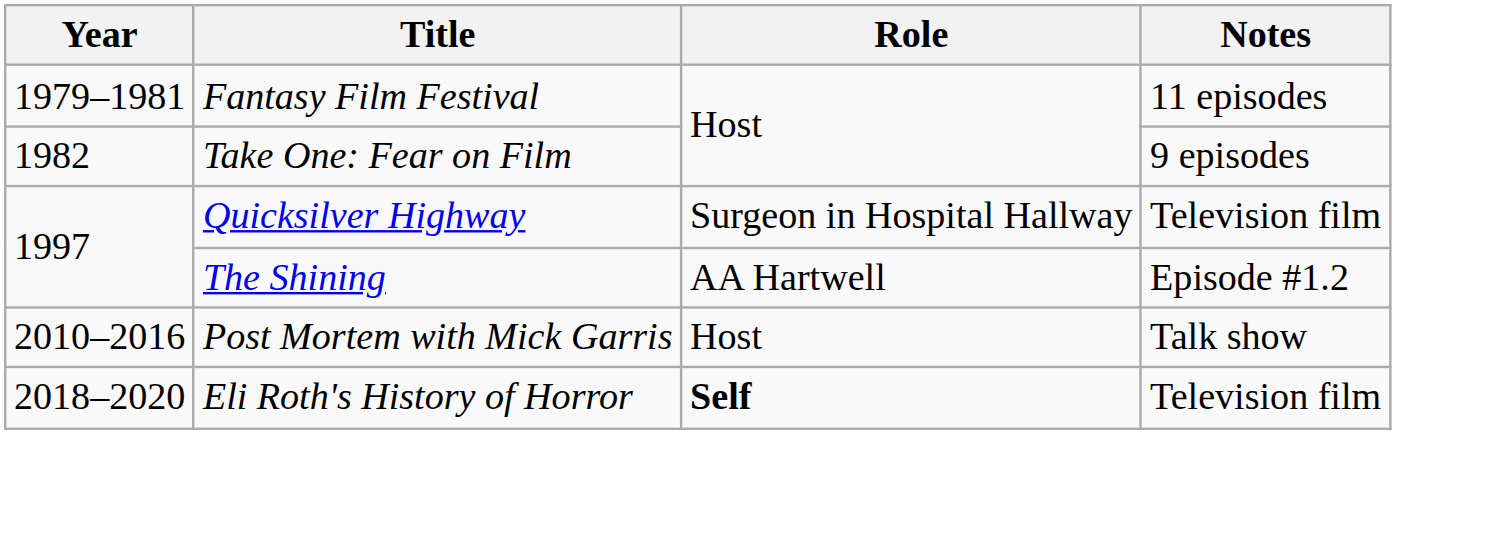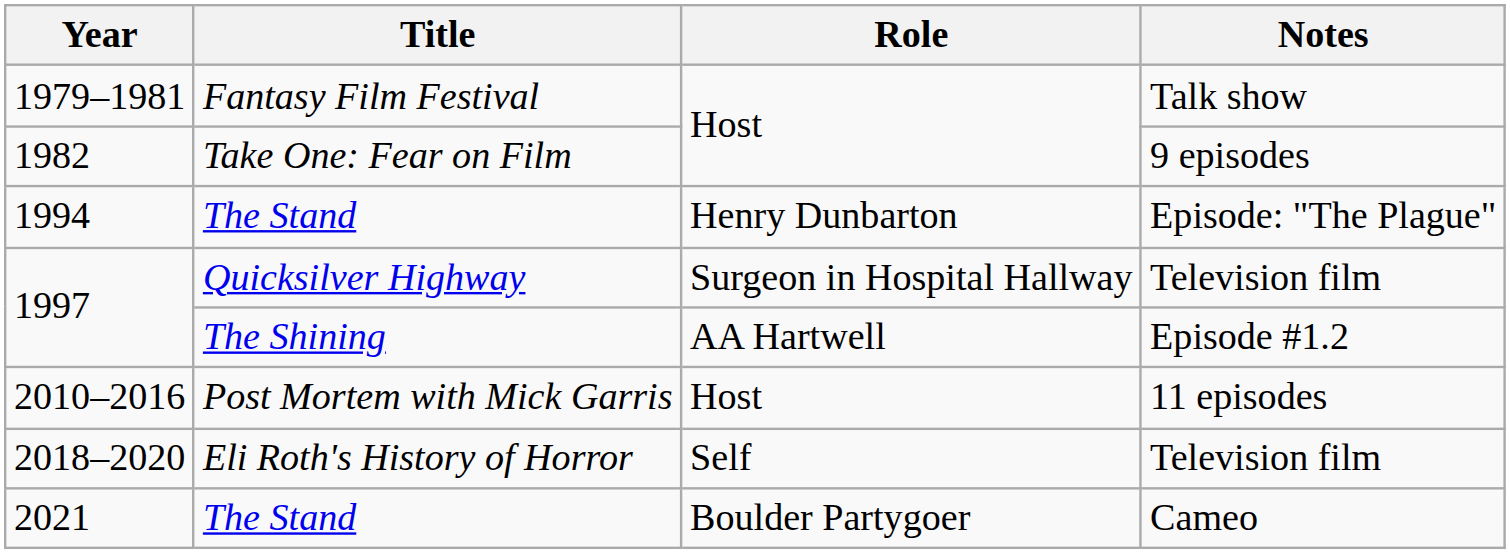(1239, 95) 11 episodes -> (1229, 95) Talk show
+ row: (52, 215)
(1229, 336) Talk show -> (1239, 397) 11 episodes
(721, 397) bold -> (721, 457) normal
+ row: (52, 517)
